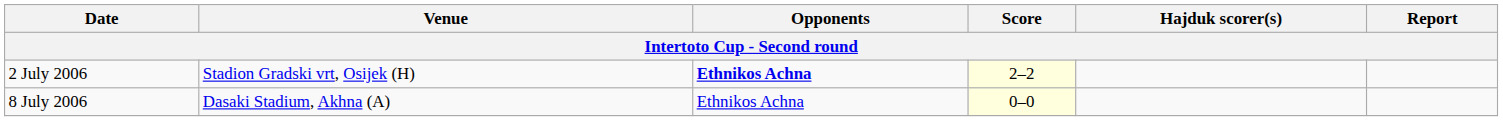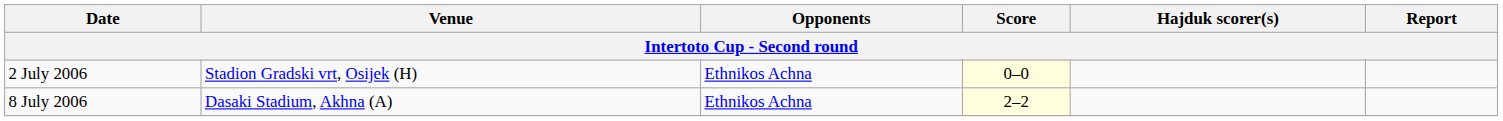(754, 74) bold -> (758, 74) normal
(1022, 74) 2–2 -> (1016, 74) 0–0
(1022, 102) 0–0 -> (1016, 102) 2–2
